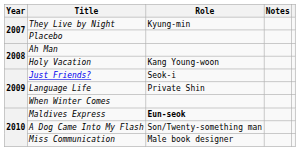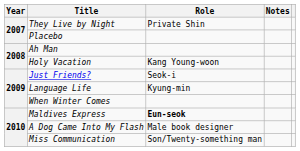(169, 24) Kyung-min -> (176, 24) Private Shin
(176, 88) Private Shin -> (169, 88) Kyung-min
(205, 127) Son/Twenty-something man -> (190, 127) Male book designer
(190, 140) Male book designer -> (205, 140) Son/Twenty-something man
